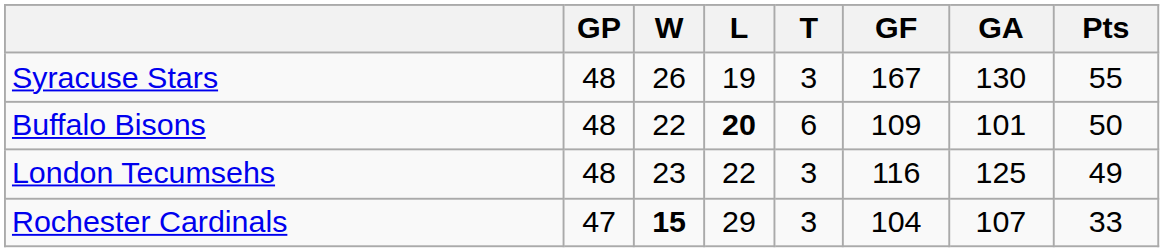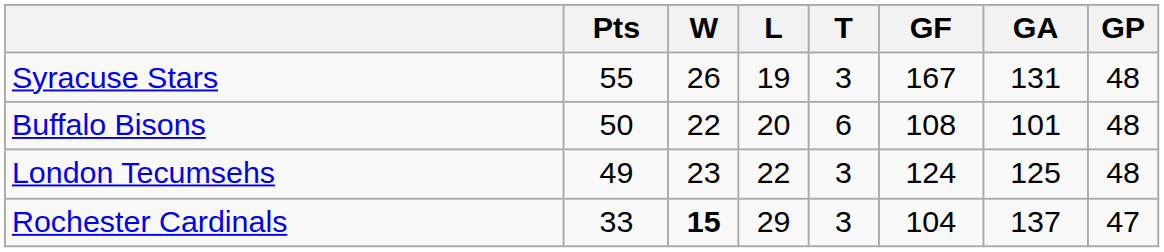columns swapped: (599, 28) <-> (1106, 28)
(1001, 76) 130 -> (1036, 76) 131
(739, 125) bold -> (774, 125) normal
(896, 125) 109 -> (931, 125) 108
(896, 173) 116 -> (931, 173) 124
(1001, 221) 107 -> (1036, 221) 137
